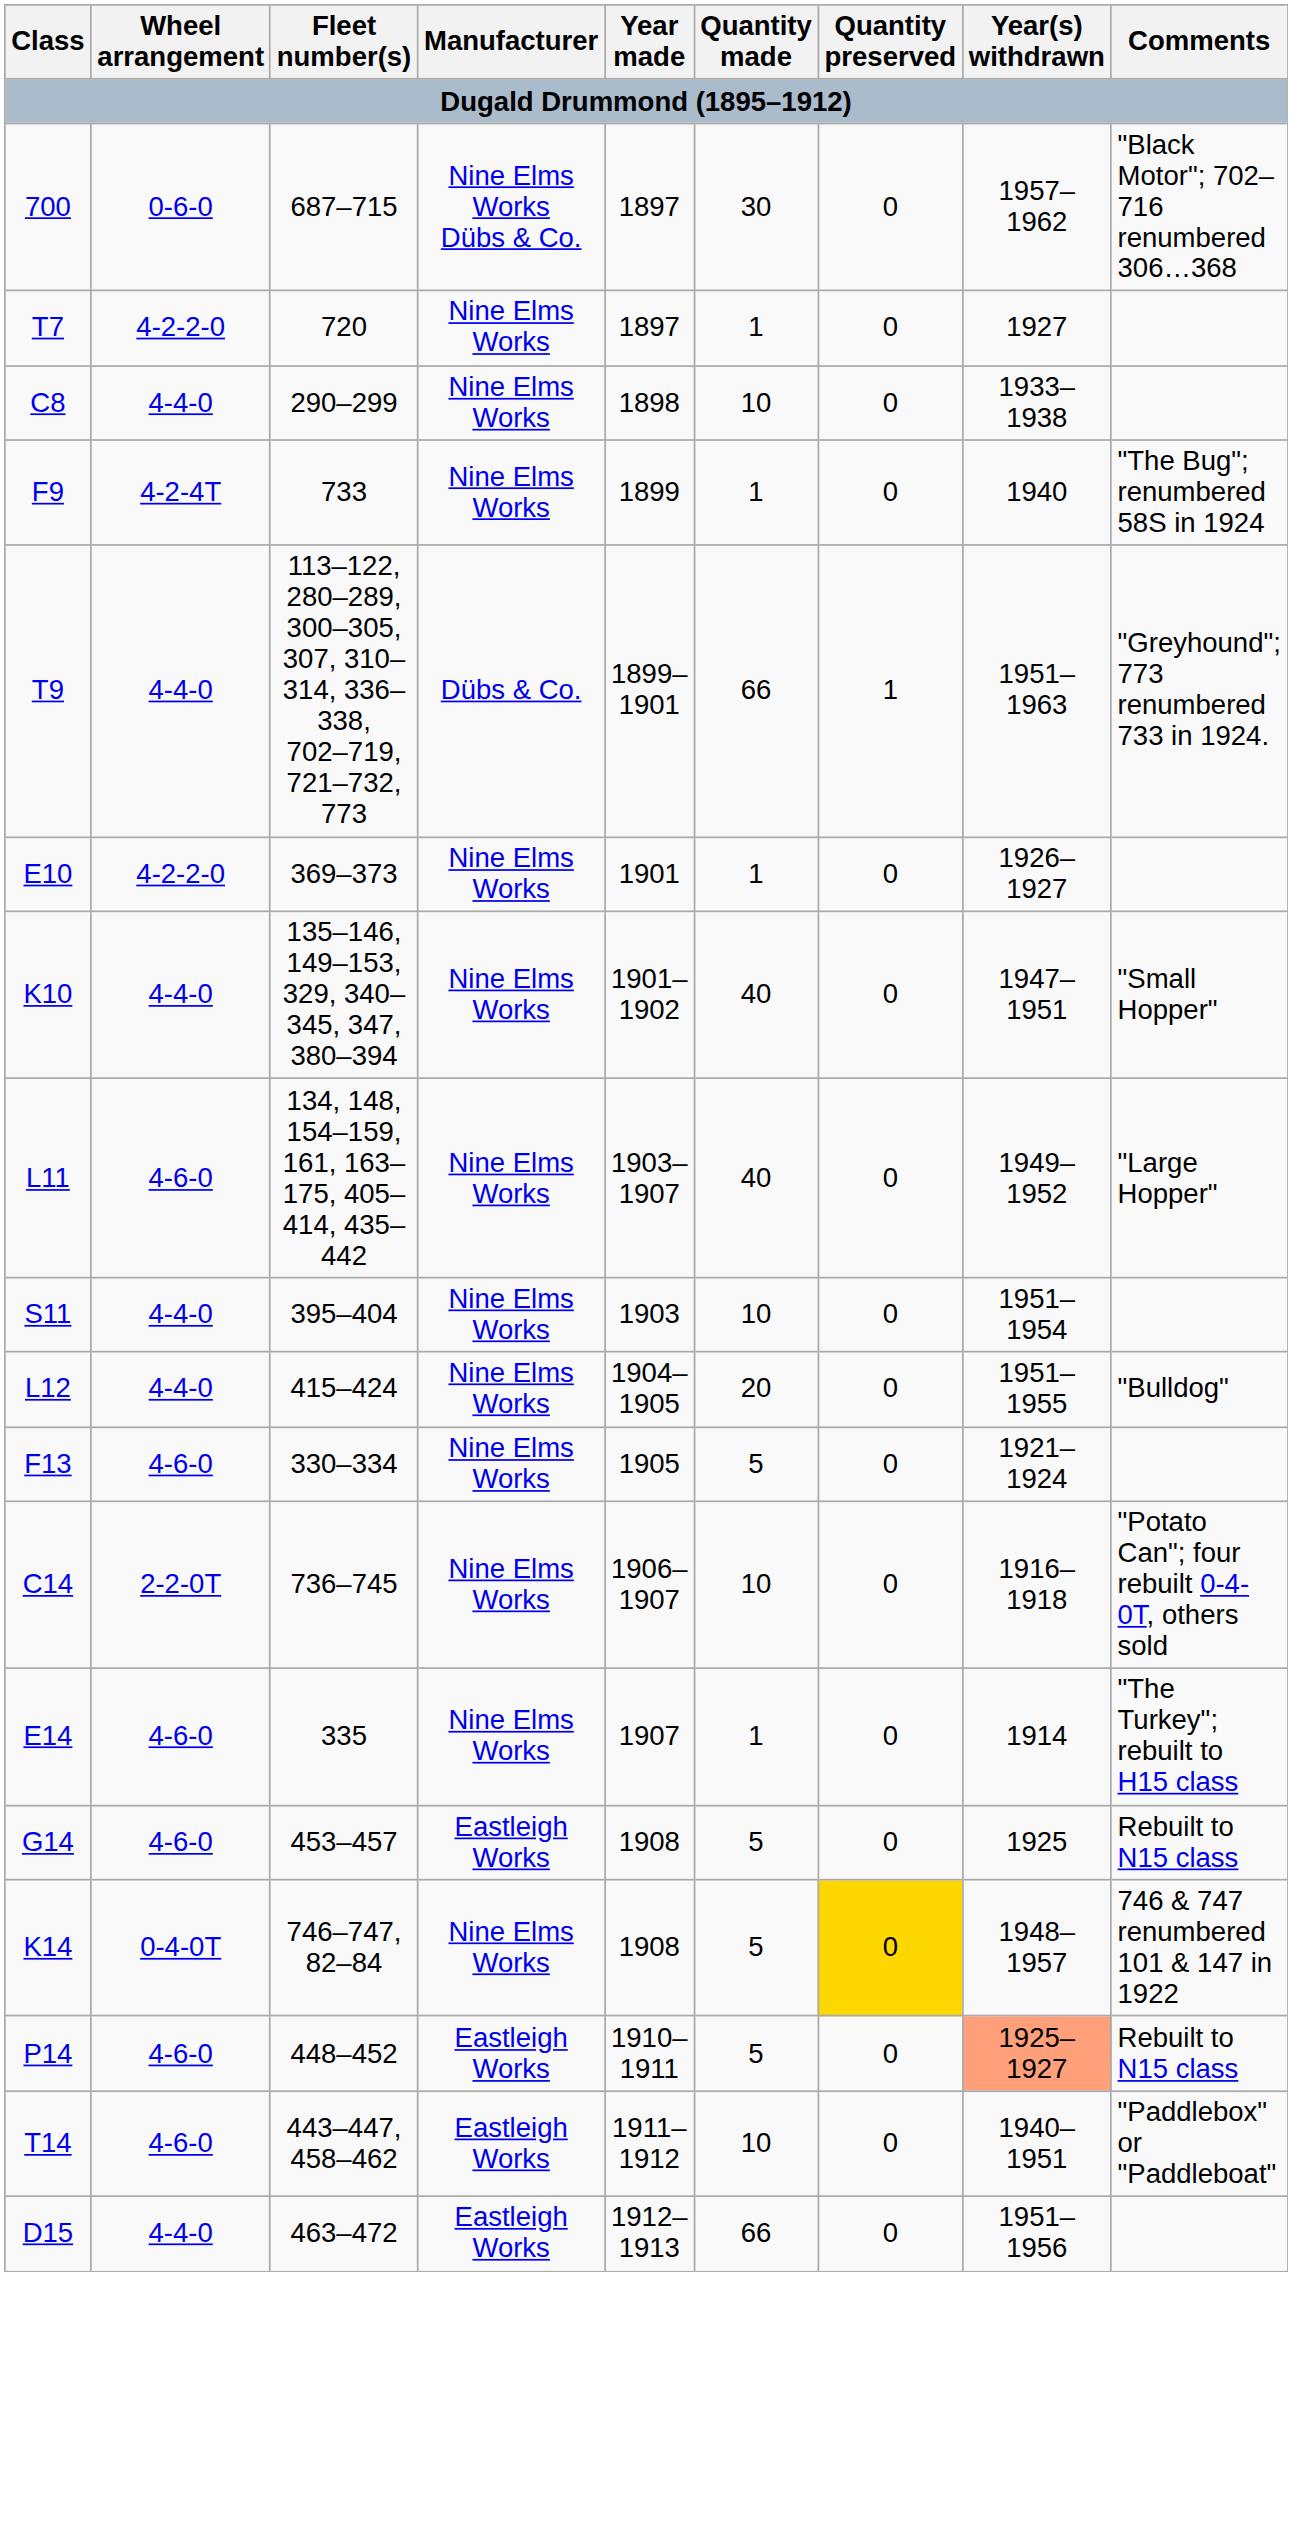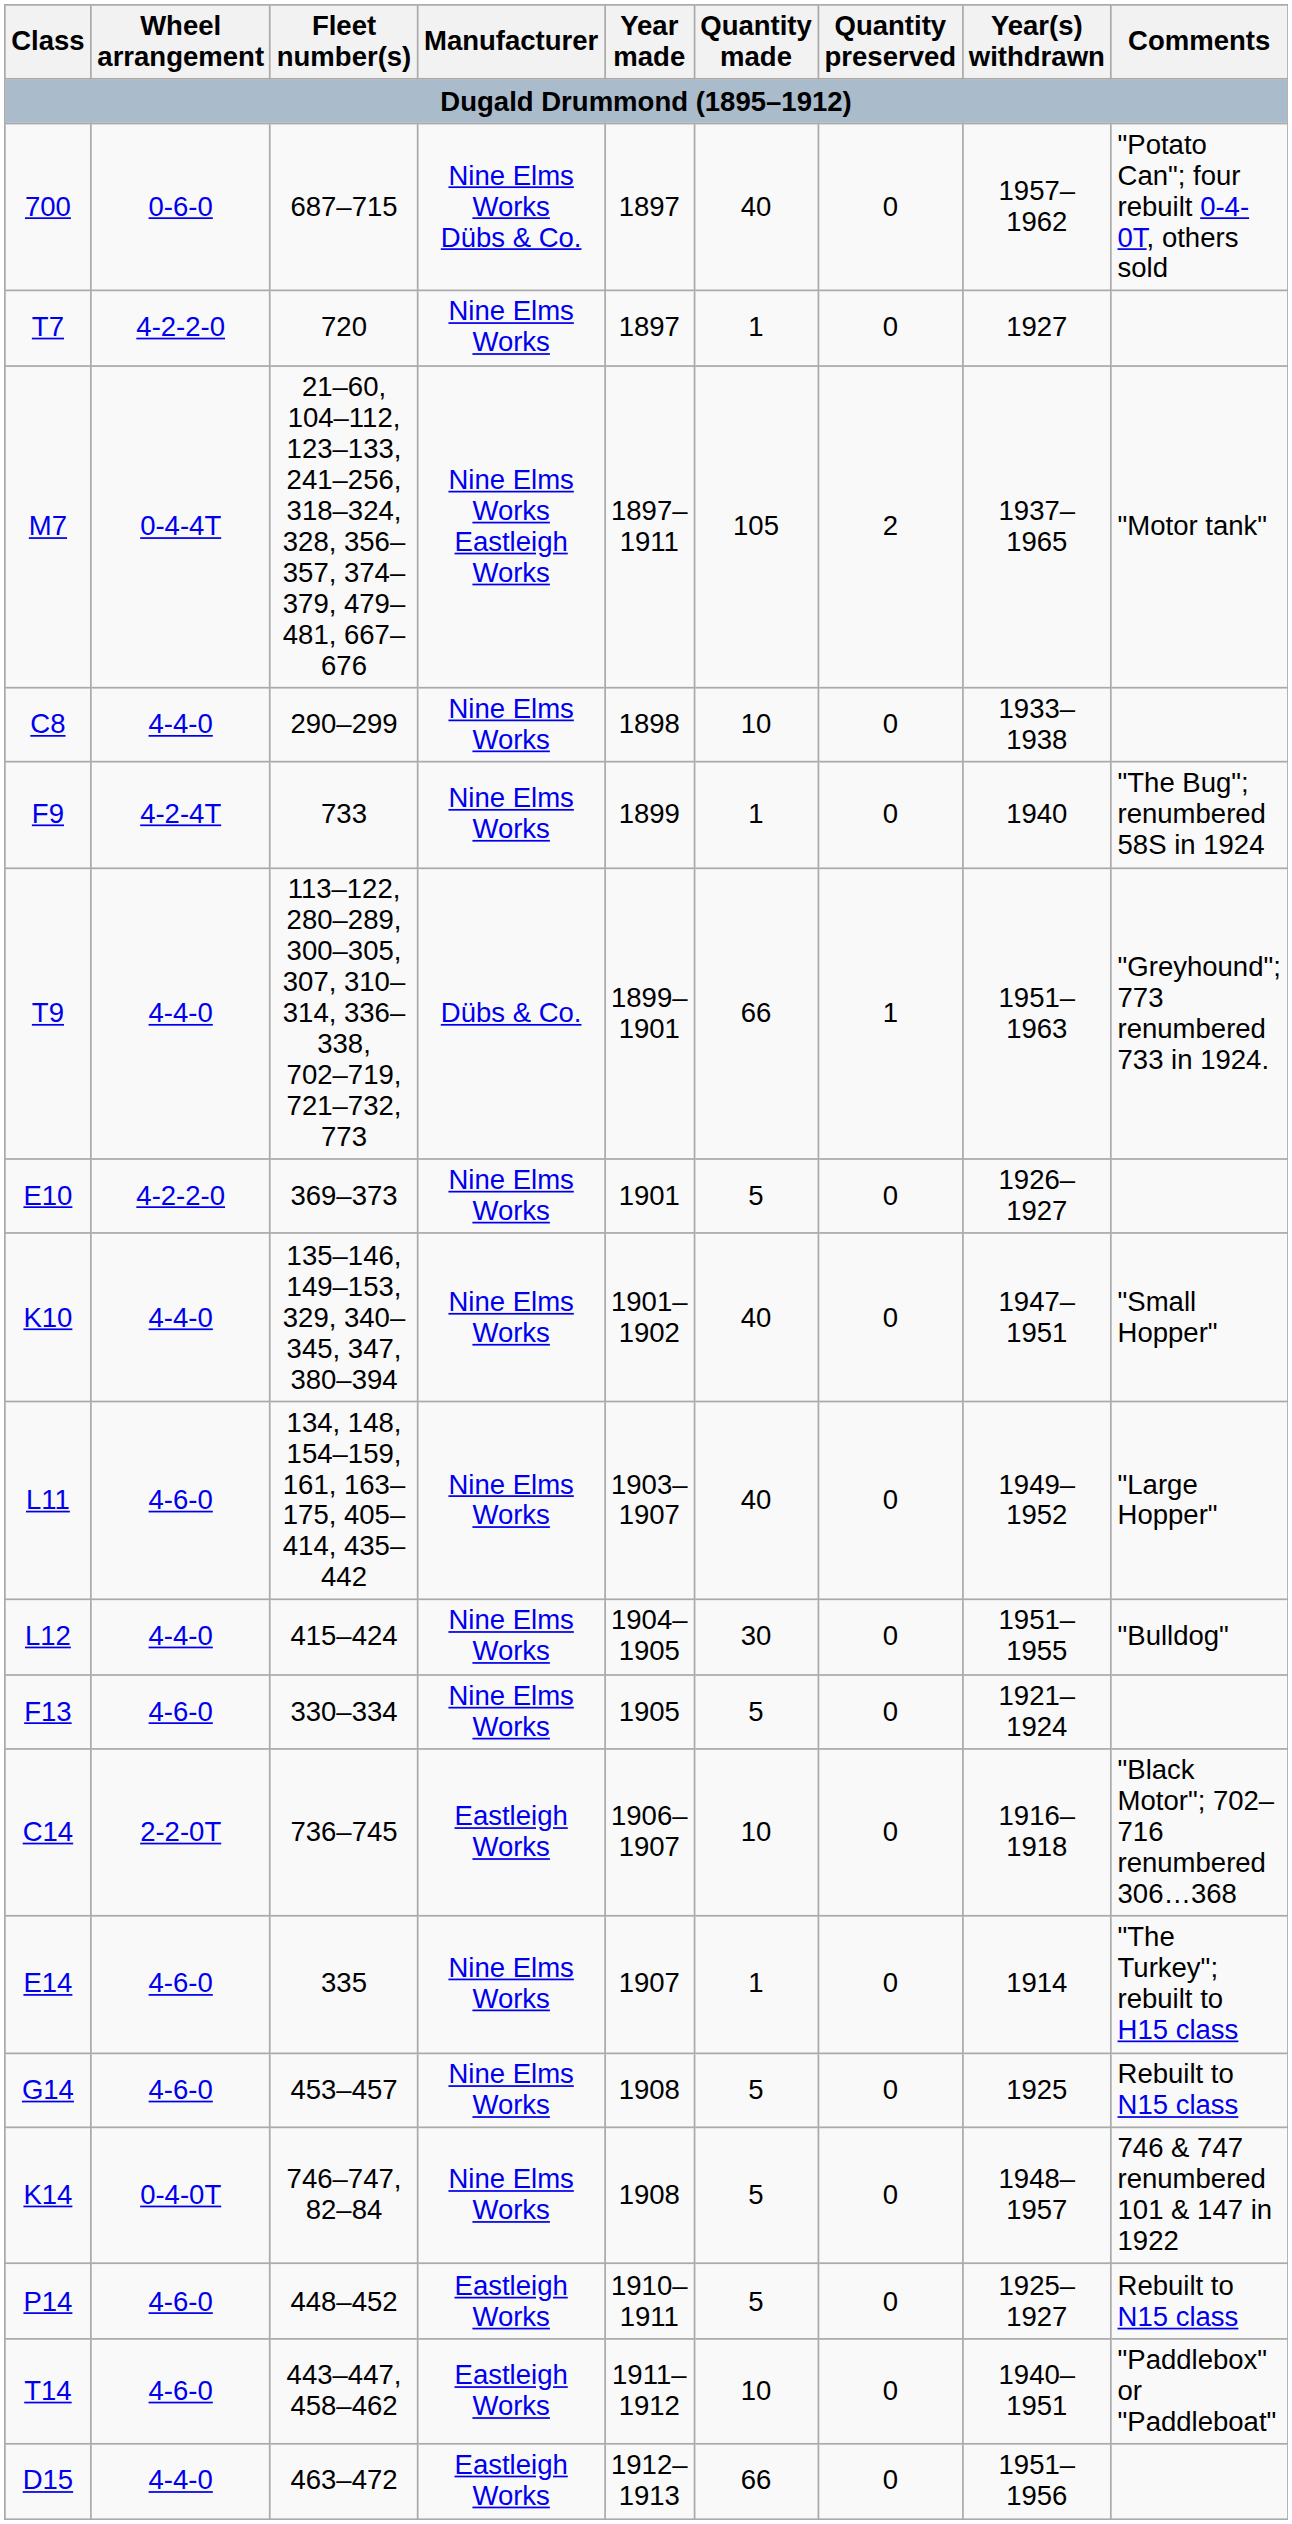(756, 206) 30 -> (756, 206) 40
(1196, 206) "Black Motor"; 702–716 renumbered 306…368 -> (1183, 206) "Potato Can"; four rebuilt 0-4-0T, others sold
+ row: (48, 525)
(756, 873) 1 -> (756, 1195) 5
- row: (48, 1314)
(756, 1388) 20 -> (756, 1636) 30
(511, 1584) Nine Elms Works -> (511, 1832) Eastleigh Works
(1183, 1584) "Potato Can"; four rebuilt 0-4-0T, others sold -> (1196, 1832) "Black Motor"; 702–716 renumbered 306…368
(511, 1841) Eastleigh Works -> (511, 2089) Nine Elms Works
(890, 1947) gold background -> (890, 2195) no background
(1037, 2053) lightsalmon background -> (1037, 2300) no background
